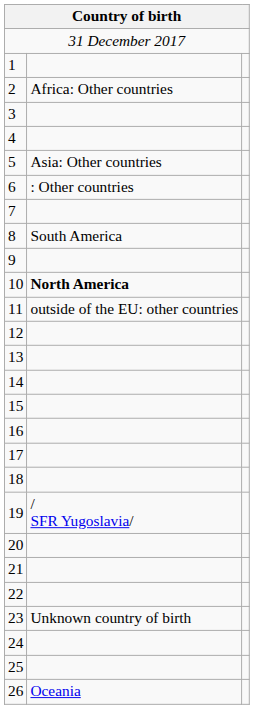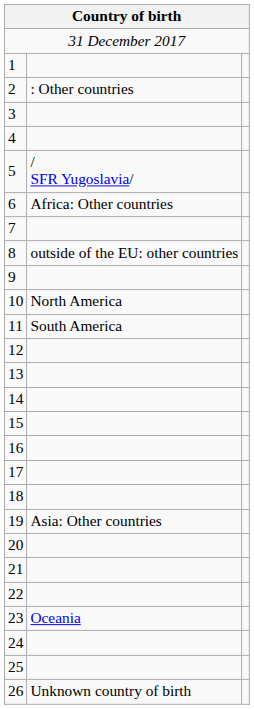(102, 89) Africa: Other countries -> (82, 89) : Other countries
(96, 162) Asia: Other countries -> (82, 171) / SFR Yugoslavia/
(82, 187) : Other countries -> (102, 204) Africa: Other countries
(76, 235) South America -> (134, 253) outside of the EU: other countries
(80, 284) bold -> (76, 301) normal
(134, 308) outside of the EU: other countries -> (76, 326) South America
(82, 512) / SFR Yugoslavia/ -> (96, 521) Asia: Other countries
(111, 618) Unknown country of birth -> (56, 618) Oceania
(56, 691) Oceania -> (111, 691) Unknown country of birth
